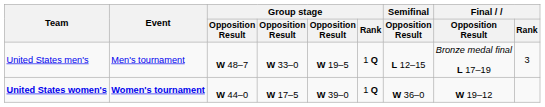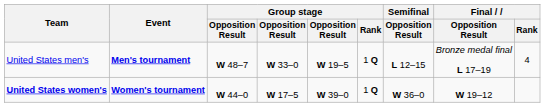(148, 60) normal -> (151, 60) bold
(527, 60) 3 -> (527, 60) 4
